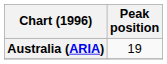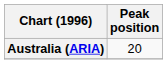(135, 48) 19 -> (135, 48) 20
